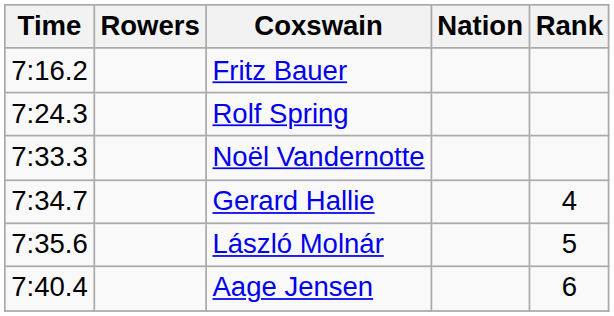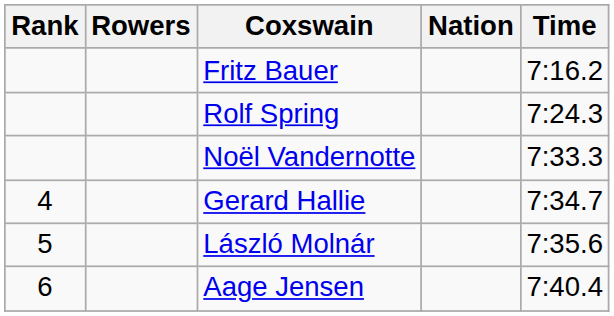columns swapped: (569, 26) <-> (49, 26)
